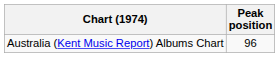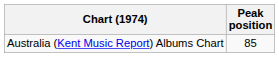(250, 43) 96 -> (250, 43) 85
